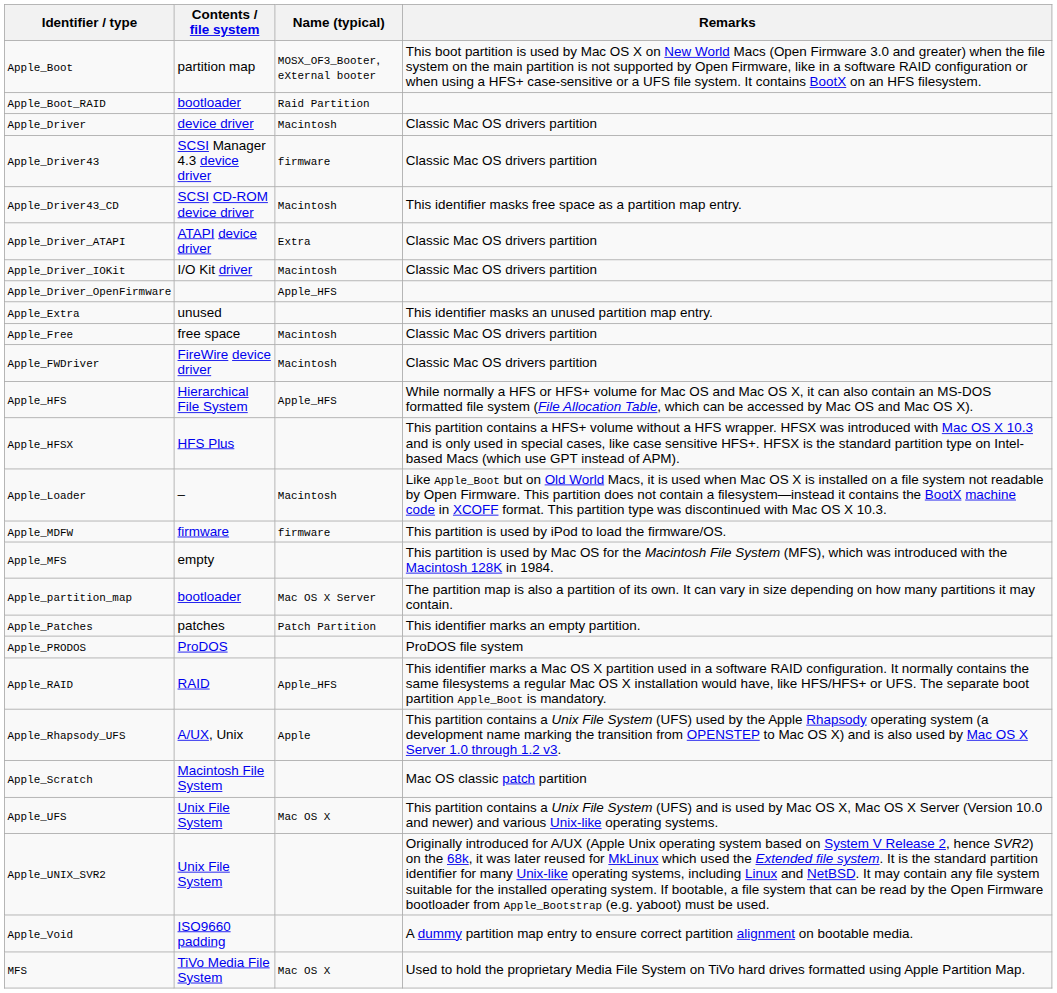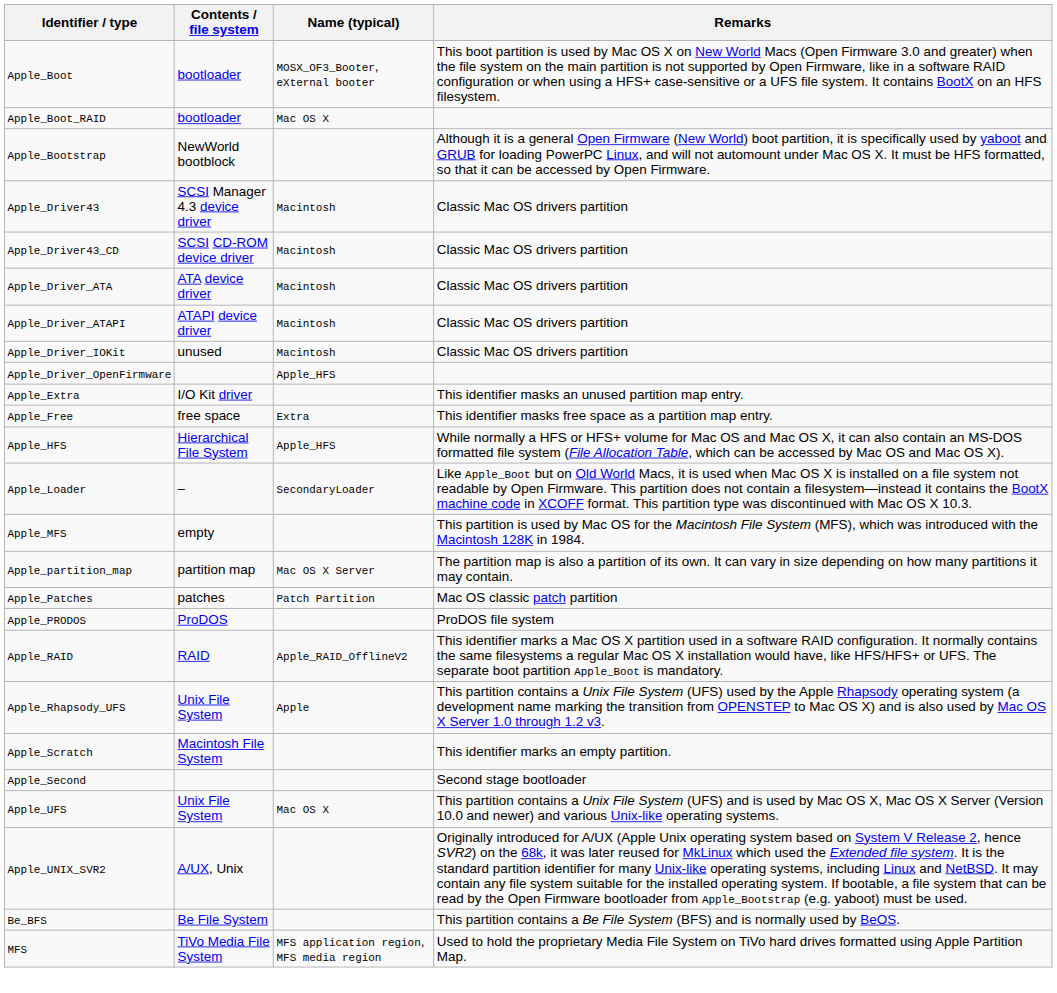(216, 66) partition map -> (209, 74) bootloader
(324, 104) Raid Partition -> (303, 119) Mac OS X
+ row: (57, 156)
- row: (47, 126)
(304, 162) firmware -> (306, 207) Macintosh
(574, 204) This identifier masks free space as a partition map entry. -> (532, 250) Classic Mac OS drivers partition
+ row: (60, 288)
(294, 243) Extra -> (306, 324) Macintosh
(215, 270) I/O Kit driver -> (200, 351) unused
(200, 312) unused -> (215, 394) I/O Kit driver
(307, 335) Macintosh -> (293, 417) Extra
(501, 334) Classic Mac OS drivers partition -> (605, 415) This identifier masks free space as a partition map entry.
- row: (53, 364)
- row: (40, 445)
(307, 496) Macintosh -> (326, 490) SecondaryLoader
- row: (40, 533)
(209, 596) bootloader -> (216, 569) partition map
(523, 625) This identifier marks an empty partition. -> (527, 598) Mac OS classic patch partition
(307, 685) Apple_HFS -> (342, 657) Apple_RAID_OfflineV2
(210, 734) A/UX, Unix -> (204, 707) Unix File System
(496, 778) Mac OS classic patch partition -> (554, 751) This identifier marks an empty partition.
+ row: (47, 781)
(204, 874) Unix File System -> (210, 868) A/UX, Unix
- row: (40, 935)
+ row: (27, 921)
(304, 971) Mac OS X -> (350, 949) MFS application region, MFS media region
